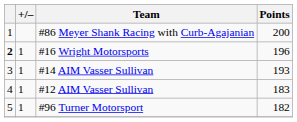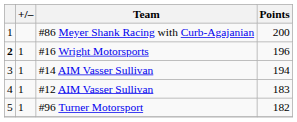(281, 70) 193 -> (281, 70) 194
